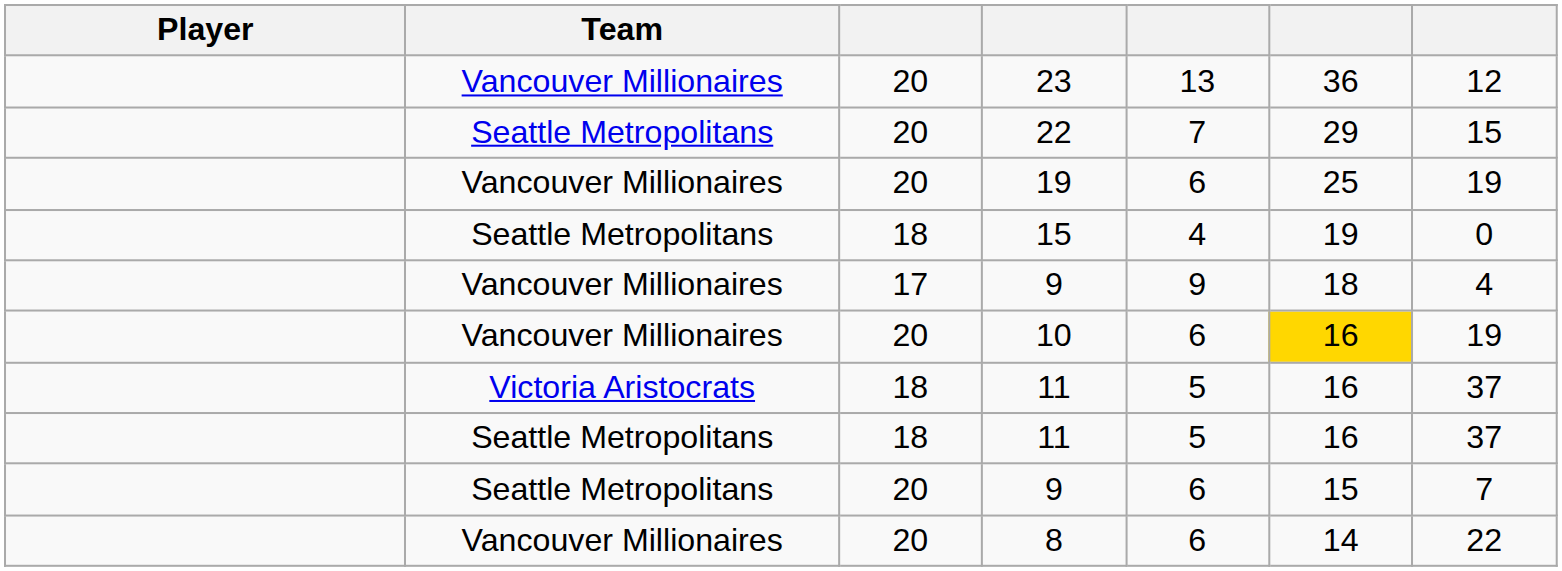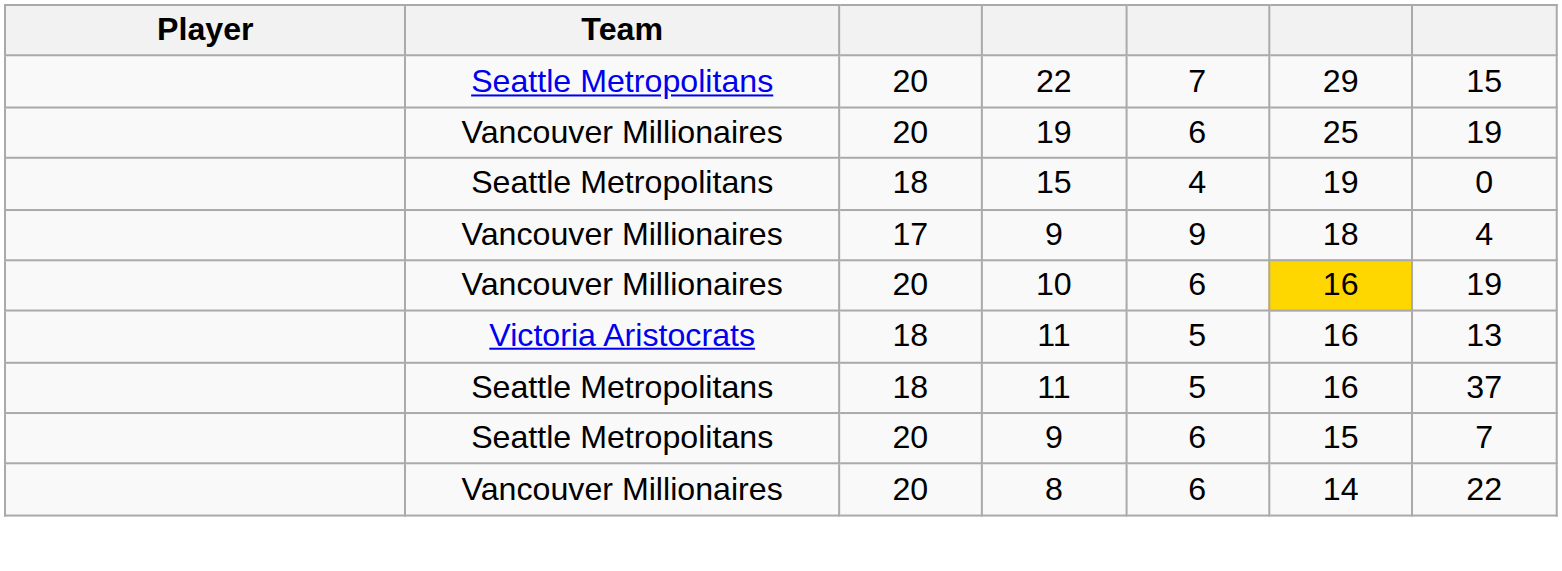- row: (622, 81)
(1484, 387) 37 -> (1484, 336) 13
